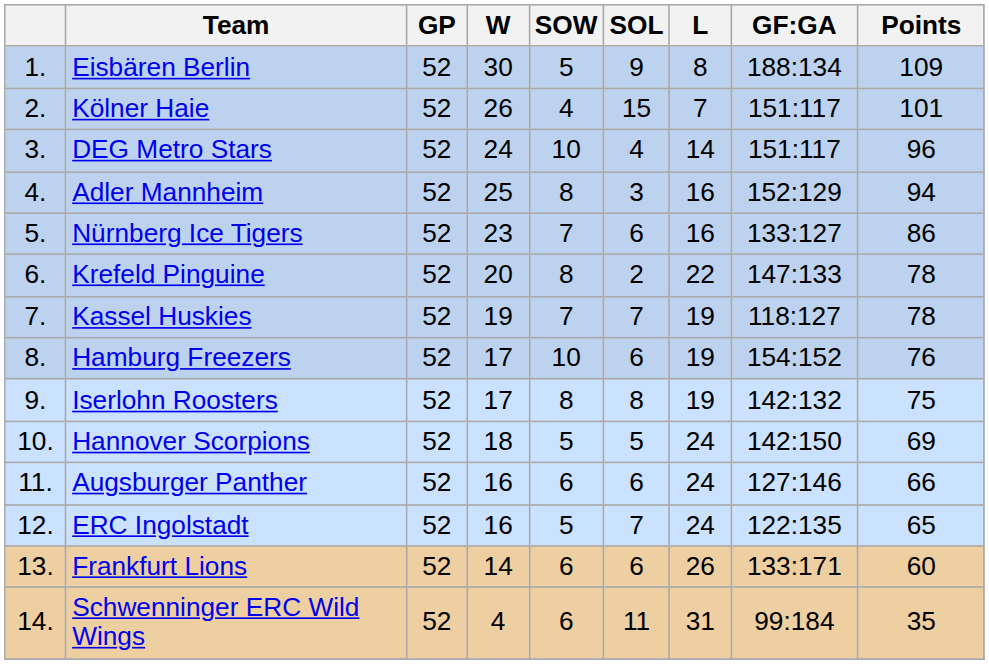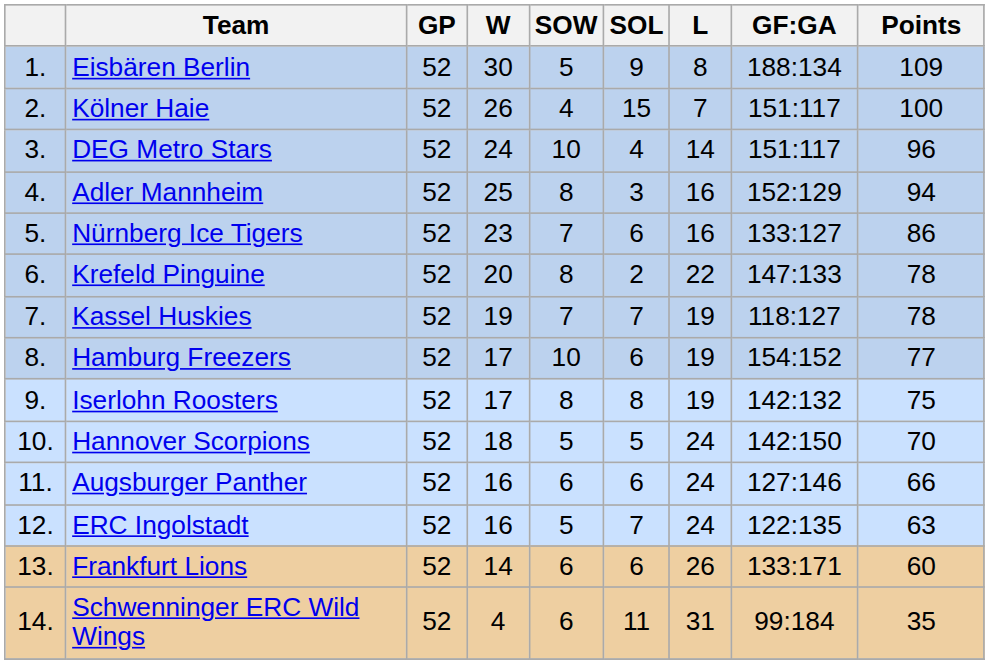(921, 108) 101 -> (921, 108) 100
(921, 358) 76 -> (921, 358) 77
(921, 441) 69 -> (921, 441) 70
(921, 524) 65 -> (921, 524) 63
